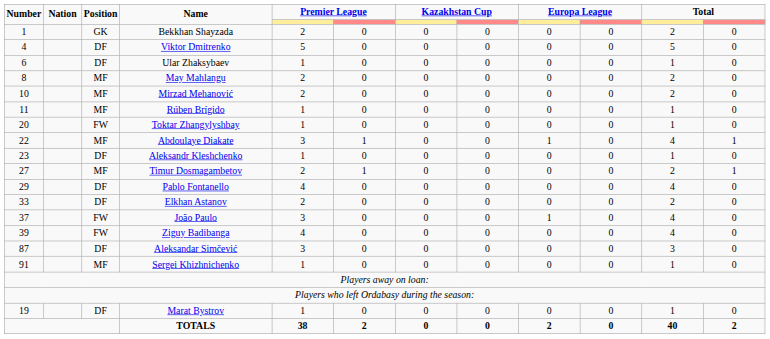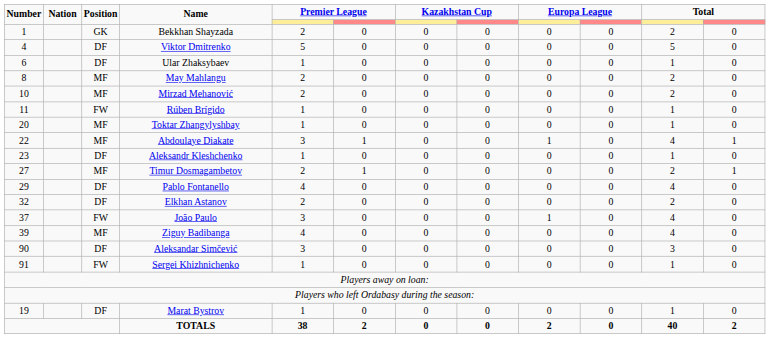(101, 109) MF -> (101, 109) FW
(101, 125) FW -> (101, 125) MF
(24, 202) 33 -> (24, 202) 32
(101, 233) FW -> (101, 233) MF
(24, 248) 87 -> (24, 248) 90
(101, 264) MF -> (101, 264) FW
